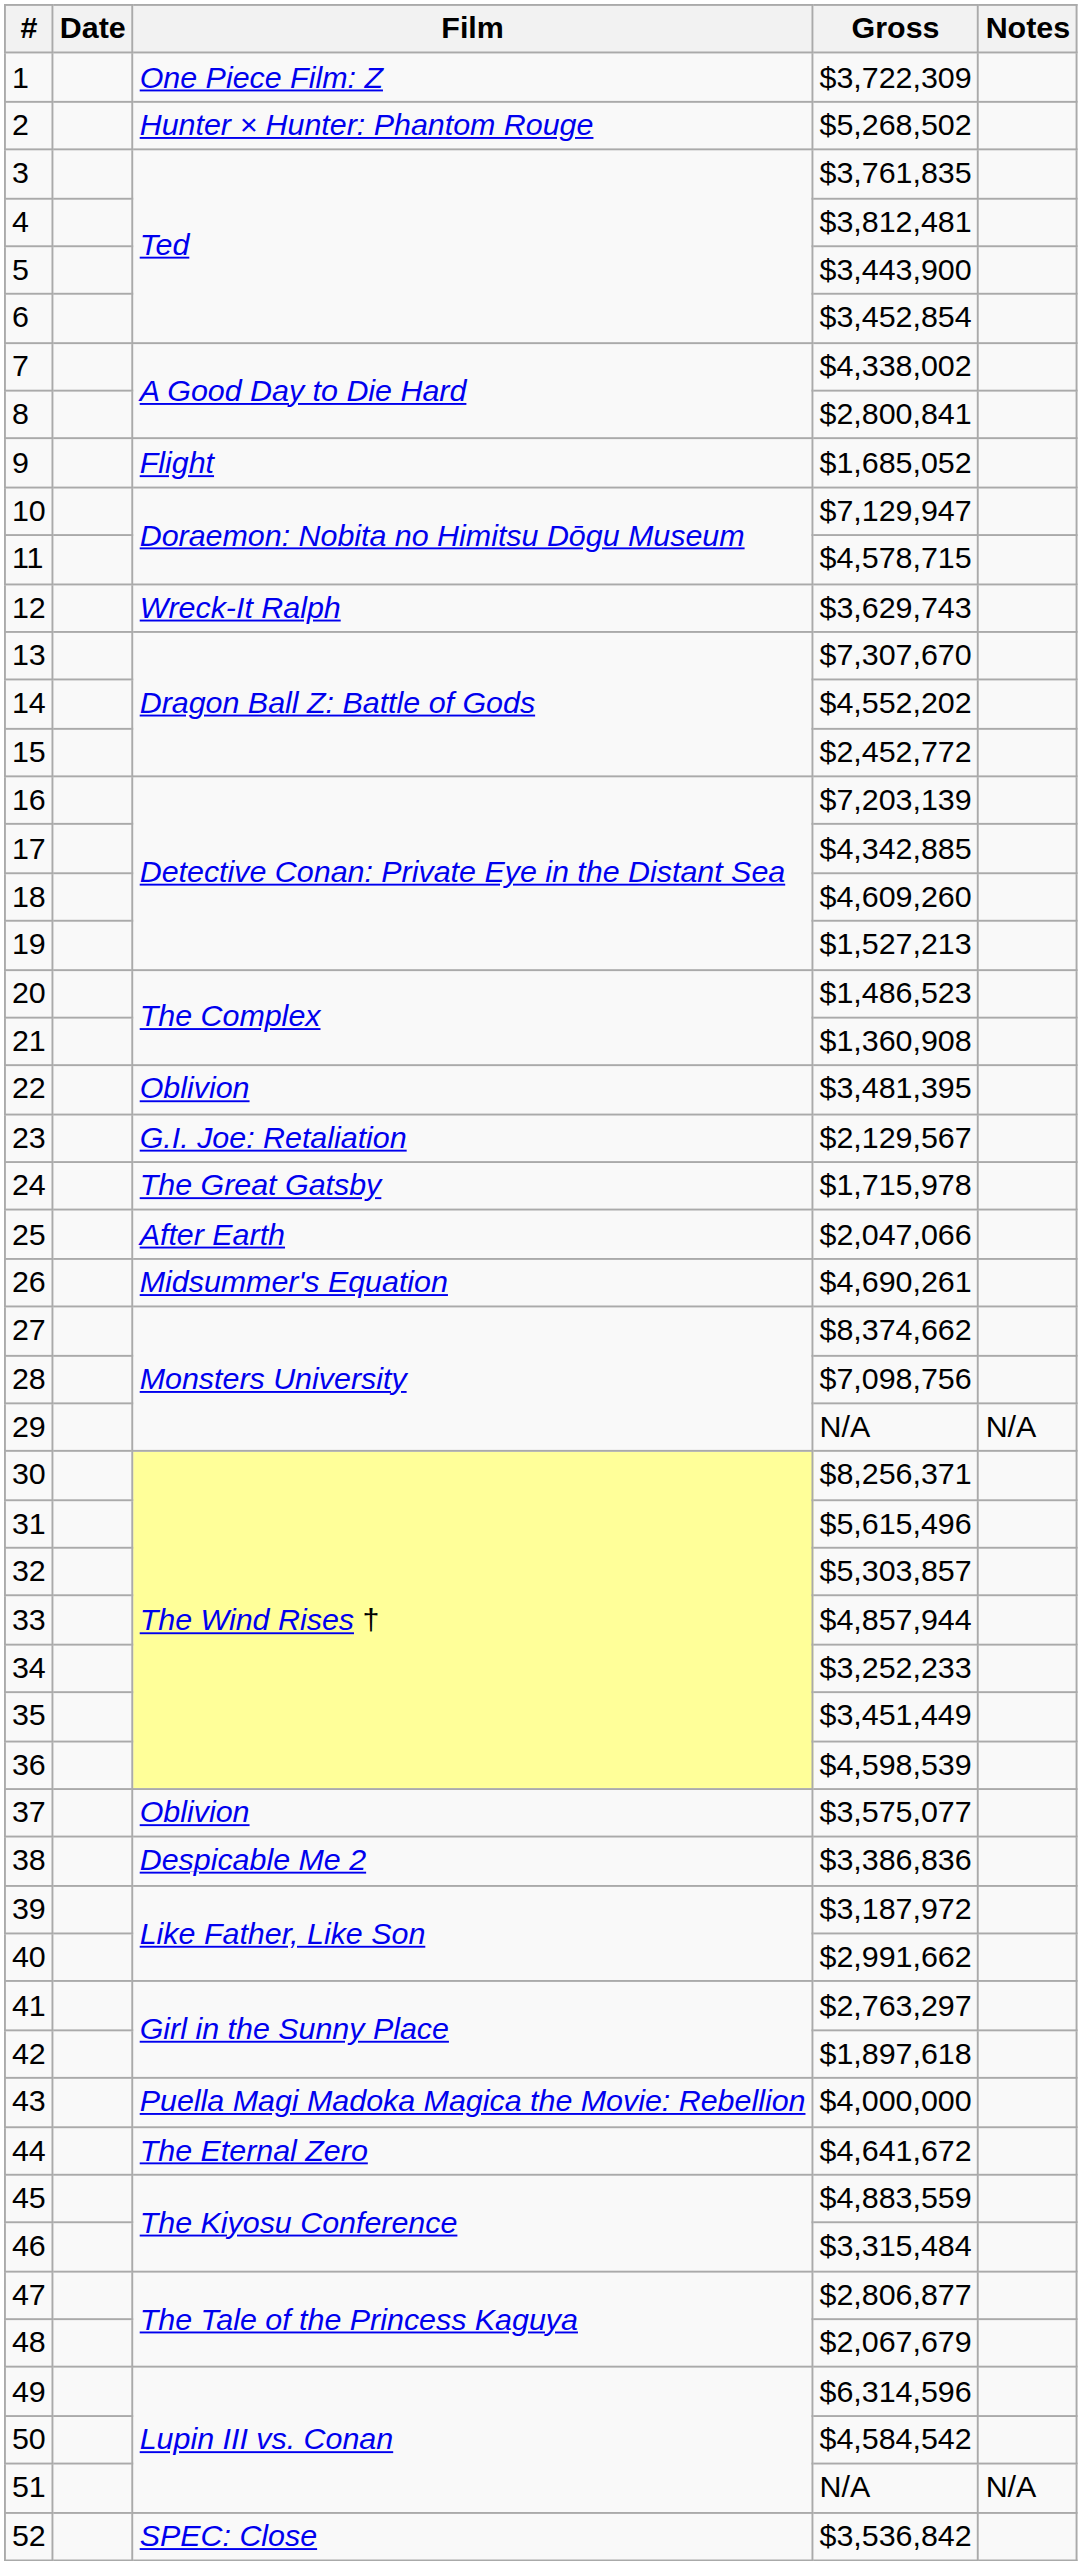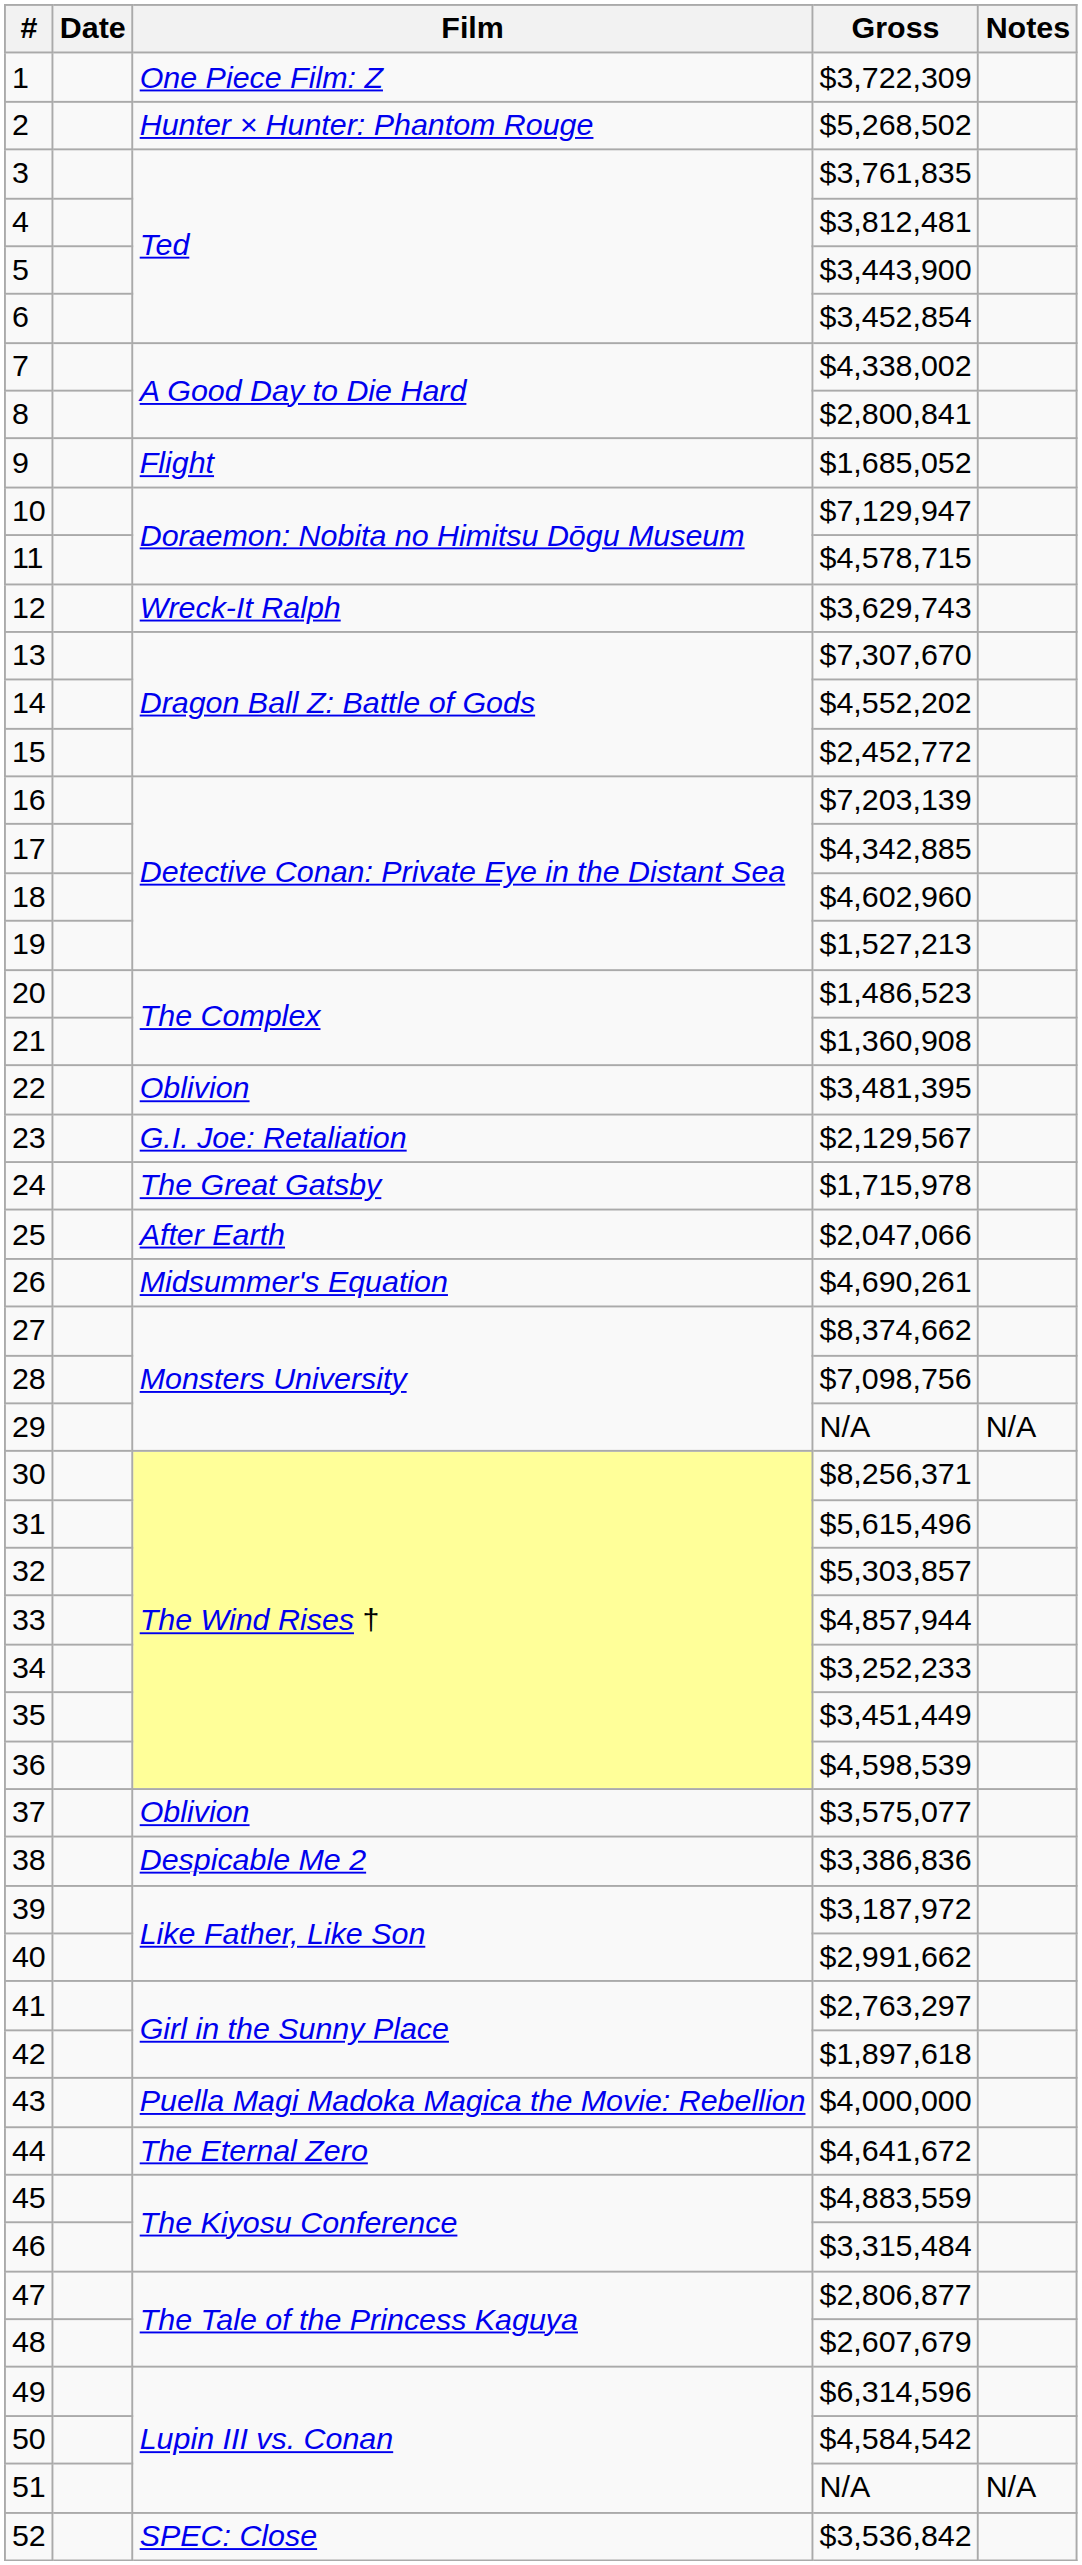(896, 896) $4,609,260 -> (896, 896) $4,602,960
(896, 2342) $2,067,679 -> (896, 2342) $2,607,679
